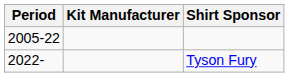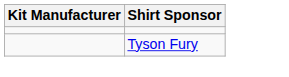- column: (34, 15)
